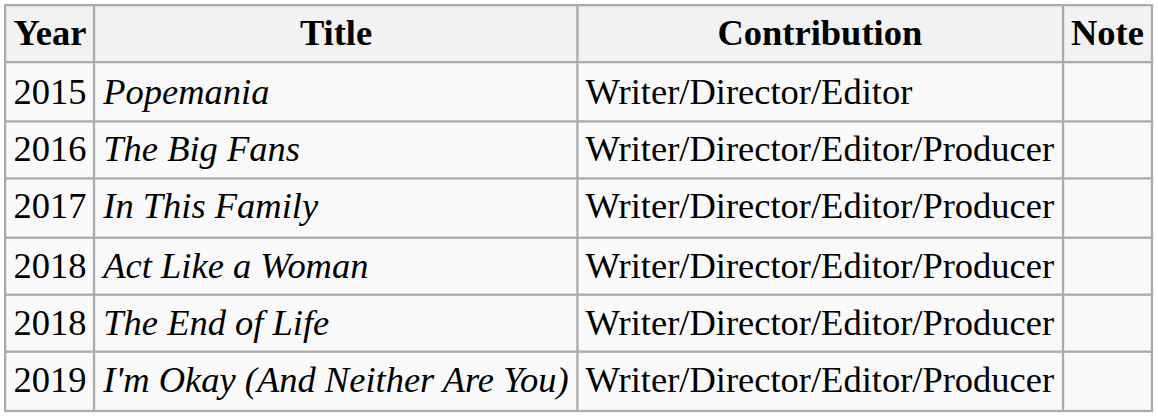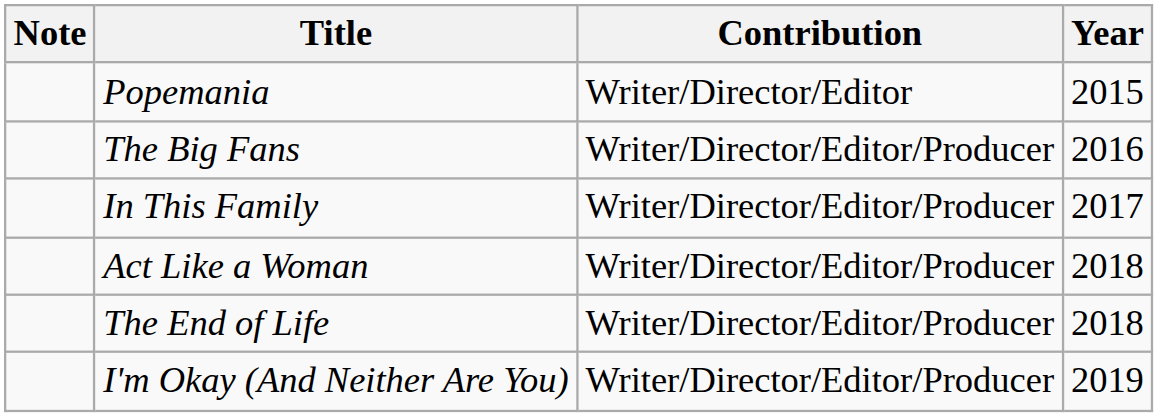columns swapped: (50, 33) <-> (1107, 33)
